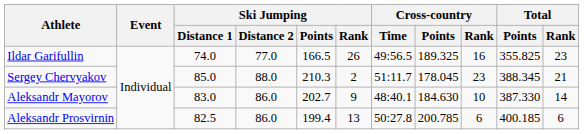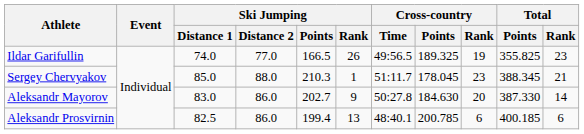(479, 56) 16 -> (479, 56) 19
(354, 77) 2 -> (354, 77) 1
(393, 97) 48:40.1 -> (393, 97) 50:27.8
(479, 97) 10 -> (479, 97) 20
(393, 118) 50:27.8 -> (393, 118) 48:40.1
